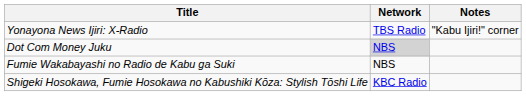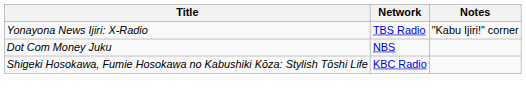(384, 47) lightgrey background -> (384, 47) no background
- row: (121, 64)
